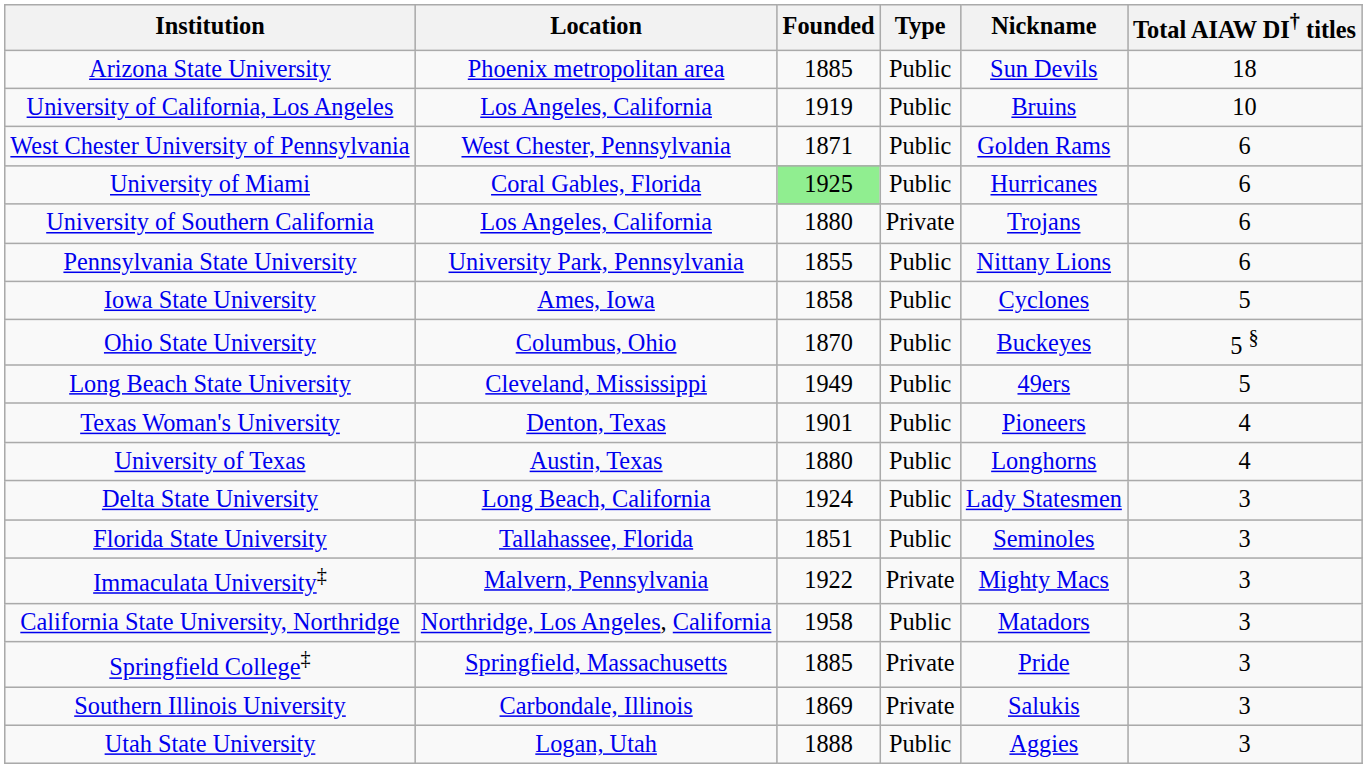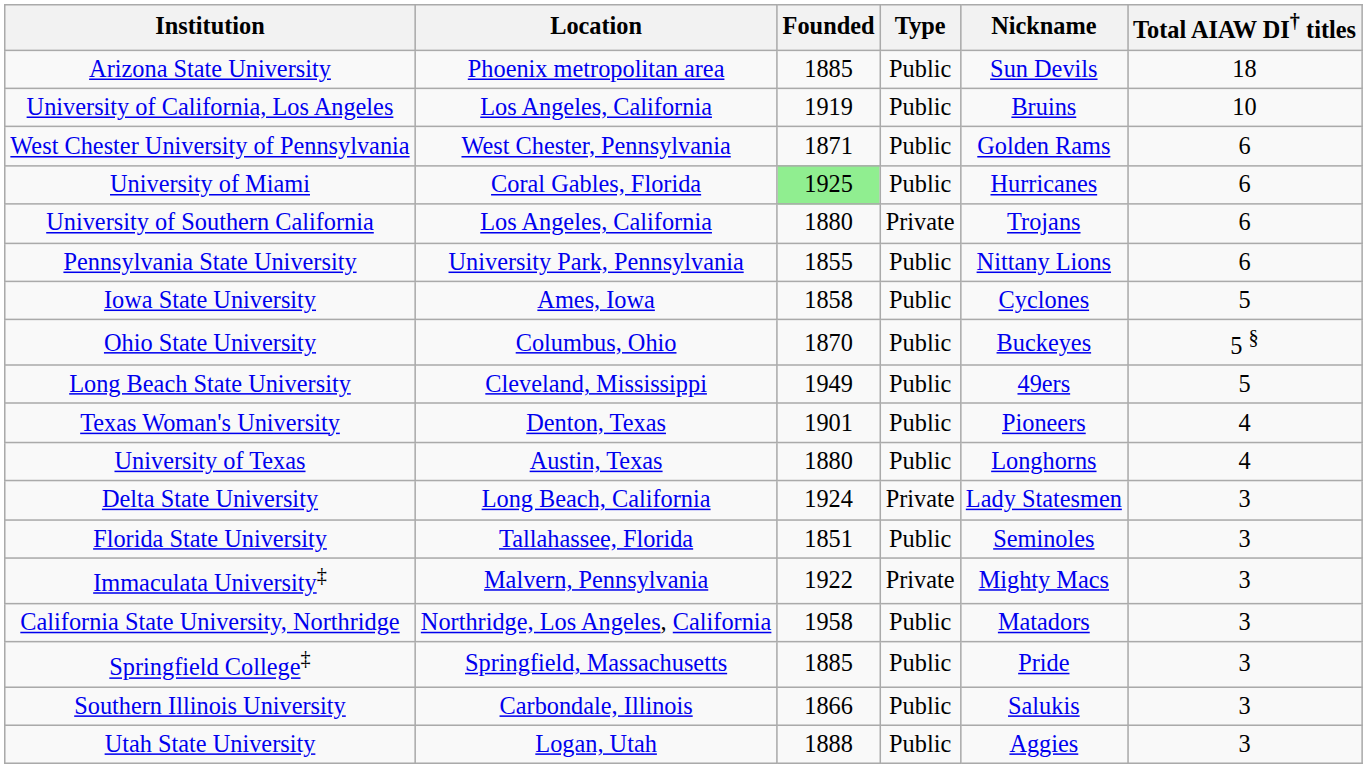(920, 499) Public -> (920, 499) Private
(920, 663) Private -> (920, 663) Public
(829, 705) 1869 -> (829, 705) 1866
(920, 705) Private -> (920, 705) Public
